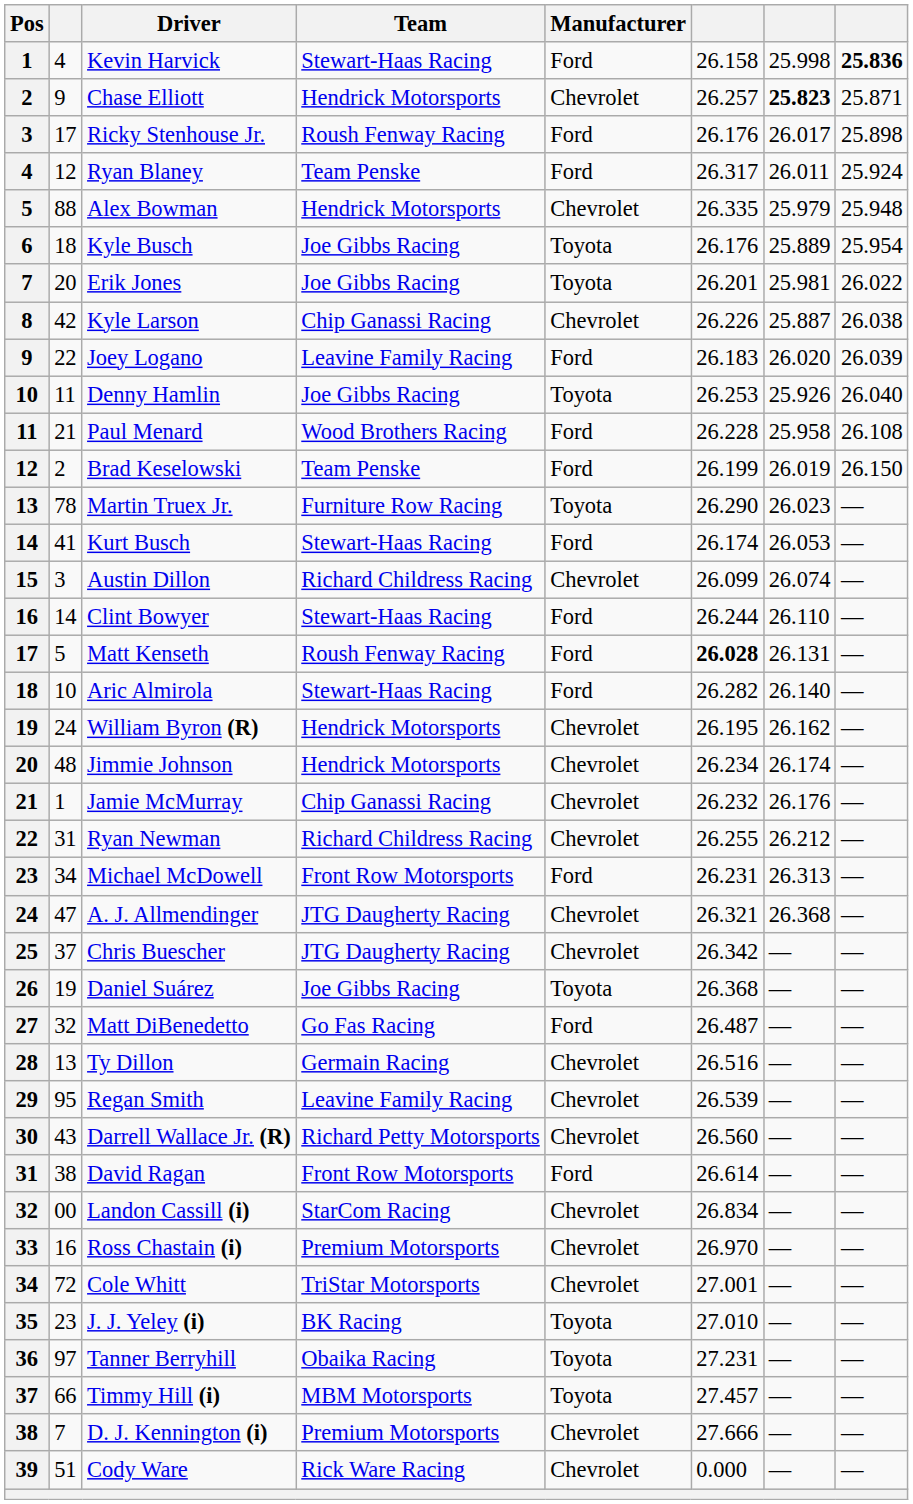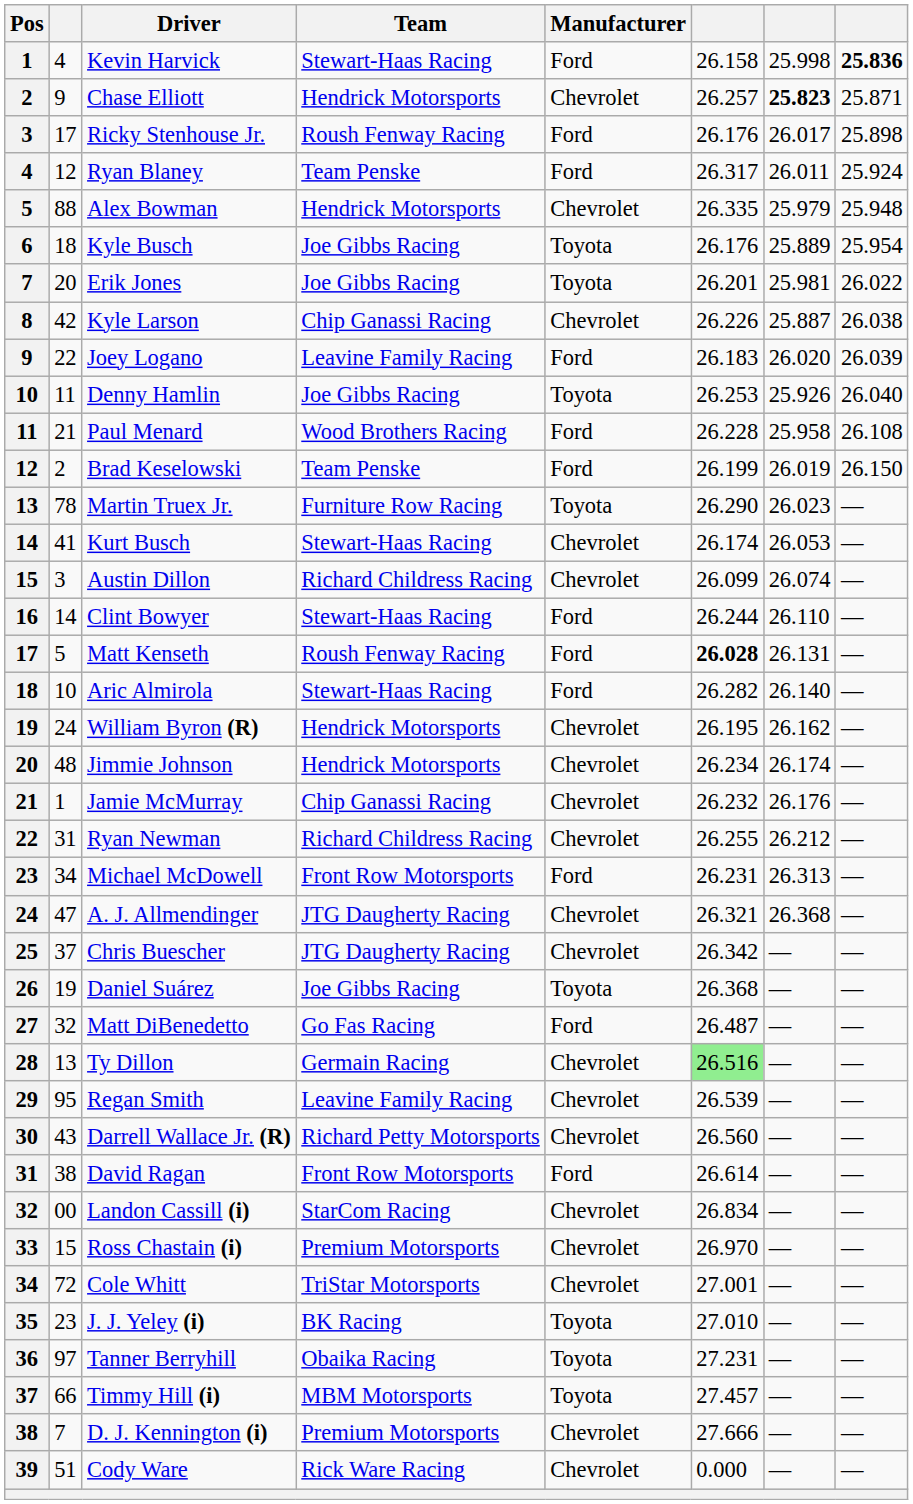(571, 542) Ford -> (595, 542) Chevrolet
(727, 1061) no background -> (727, 1061) lightgreen background
(65, 1247) 16 -> (65, 1247) 15
